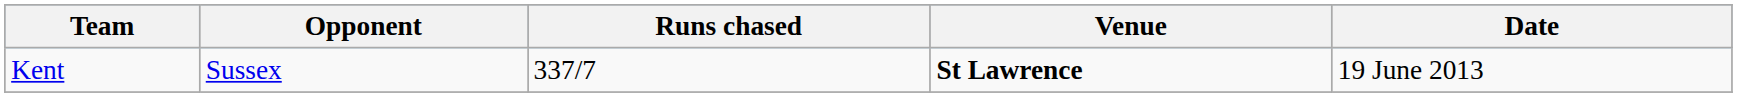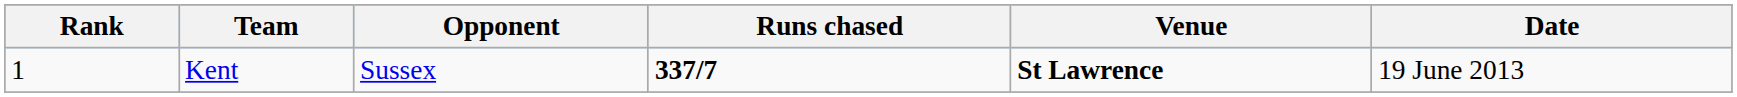+ column: (92, 26)
(565, 69) normal -> (686, 69) bold
